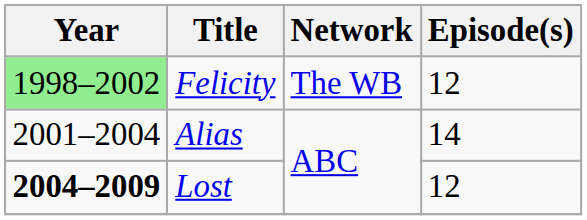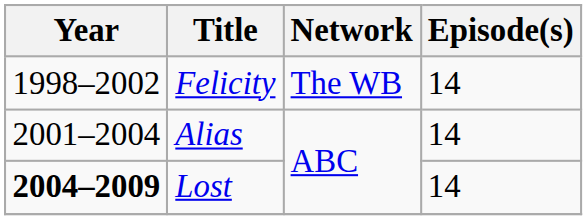(86, 82) lightgreen background -> (86, 82) no background
(444, 82) 12 -> (444, 82) 14
(444, 186) 12 -> (444, 186) 14
